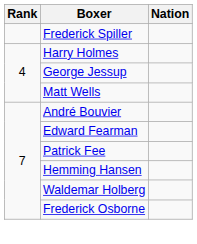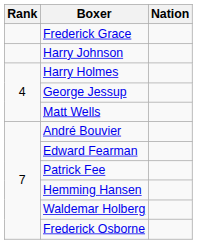+ row: (87, 33)
- row: (88, 33)
+ row: (83, 53)
